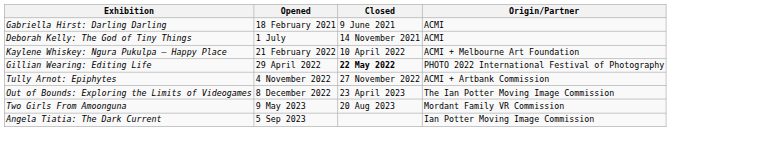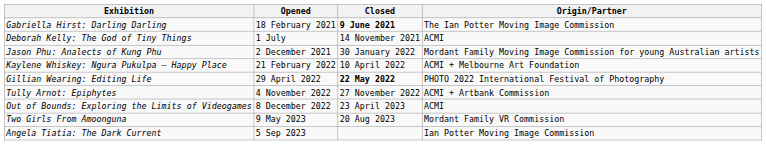(367, 25) normal -> (367, 25) bold
(434, 25) ACMI -> (519, 25) The Ian Potter Moving Image Commission
+ row: (84, 52)
(519, 92) The Ian Potter Moving Image Commission -> (434, 106) ACMI
